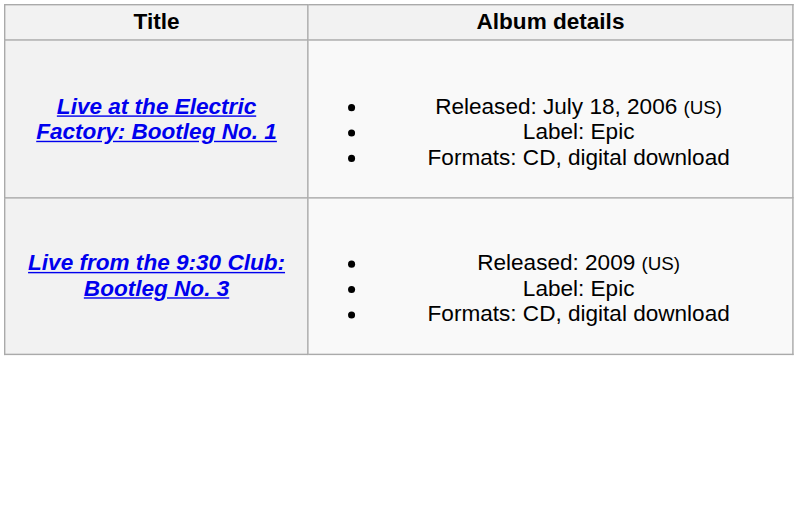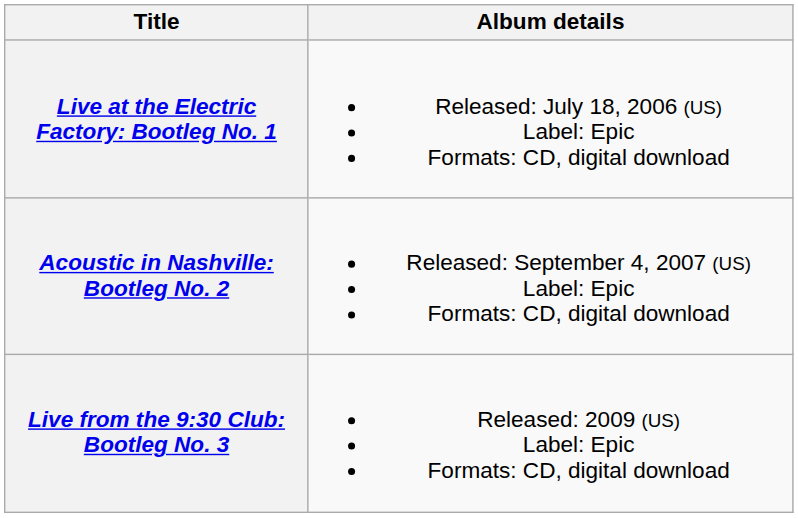+ row: (157, 275)
